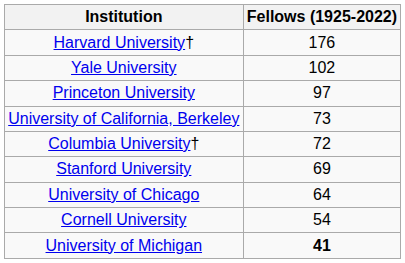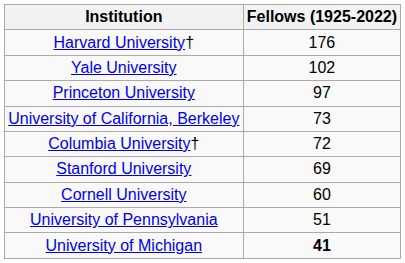- row: (124, 194)
(322, 220) 54 -> (322, 194) 60
+ row: (124, 220)
